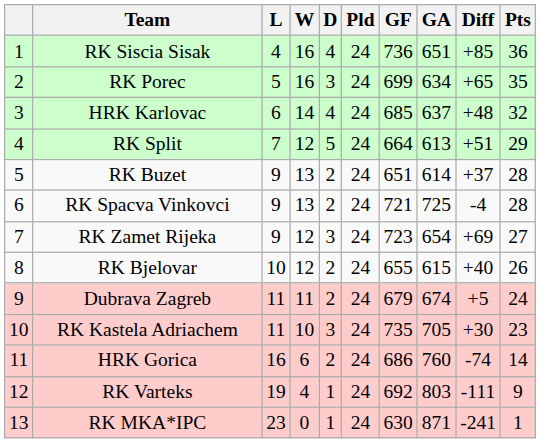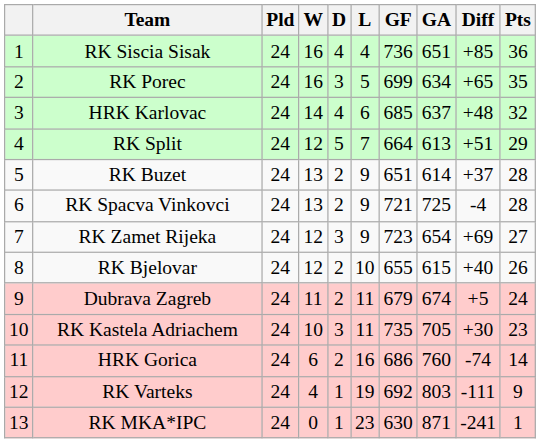columns swapped: (360, 19) <-> (276, 19)
